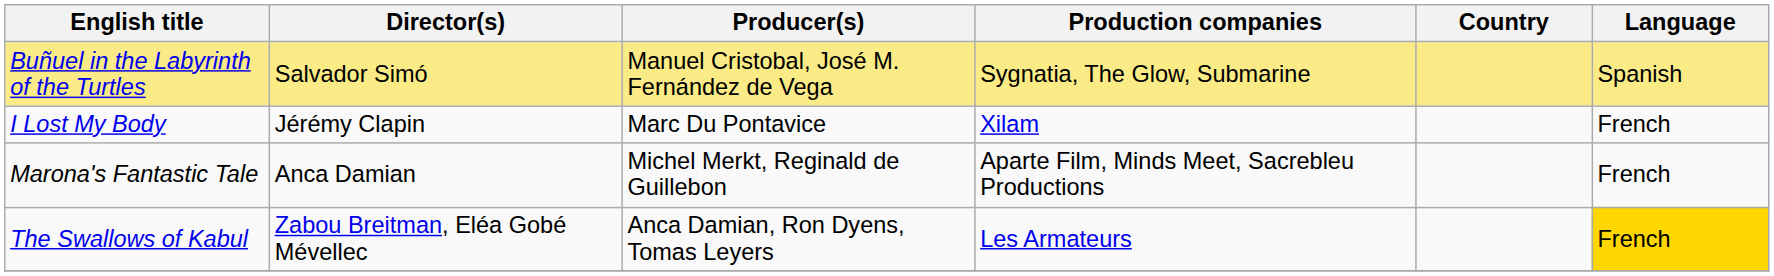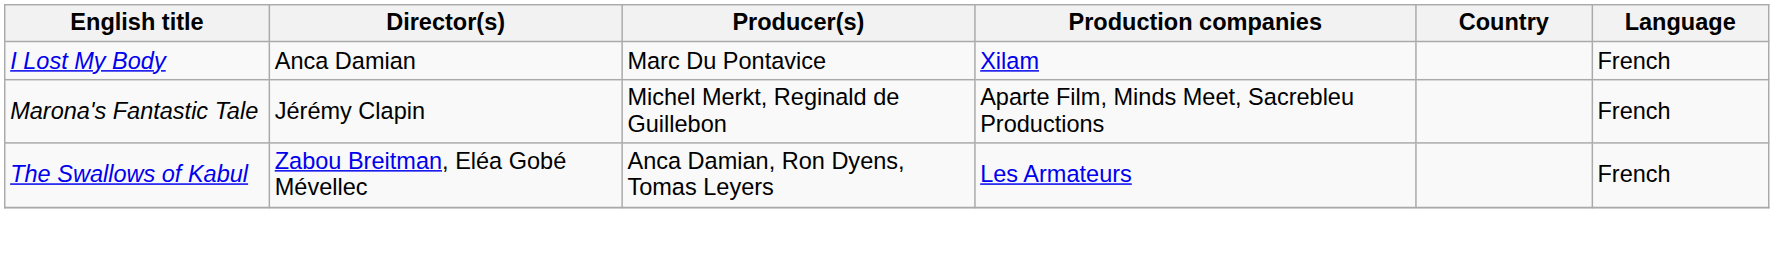- row: (130, 73)
(350, 124) Jérémy Clapin -> (345, 60) Anca Damian
(345, 174) Anca Damian -> (350, 110) Jérémy Clapin
(1634, 238) gold background -> (1634, 174) no background
